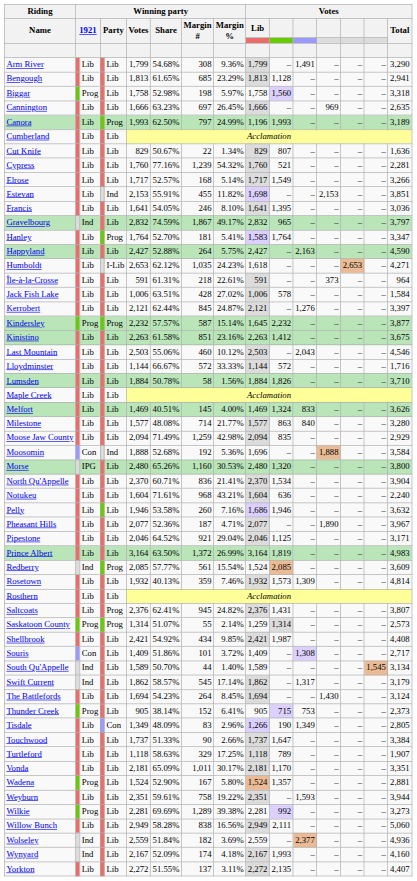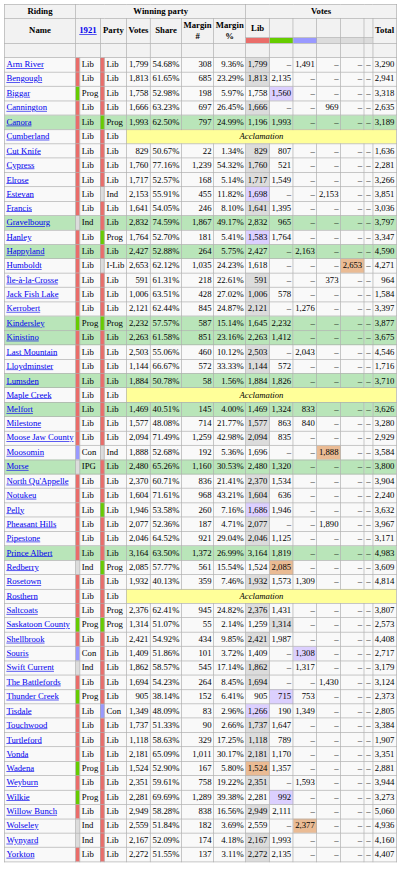(281, 78) 1,128 -> (281, 78) 2,135
- row: (37, 667)
